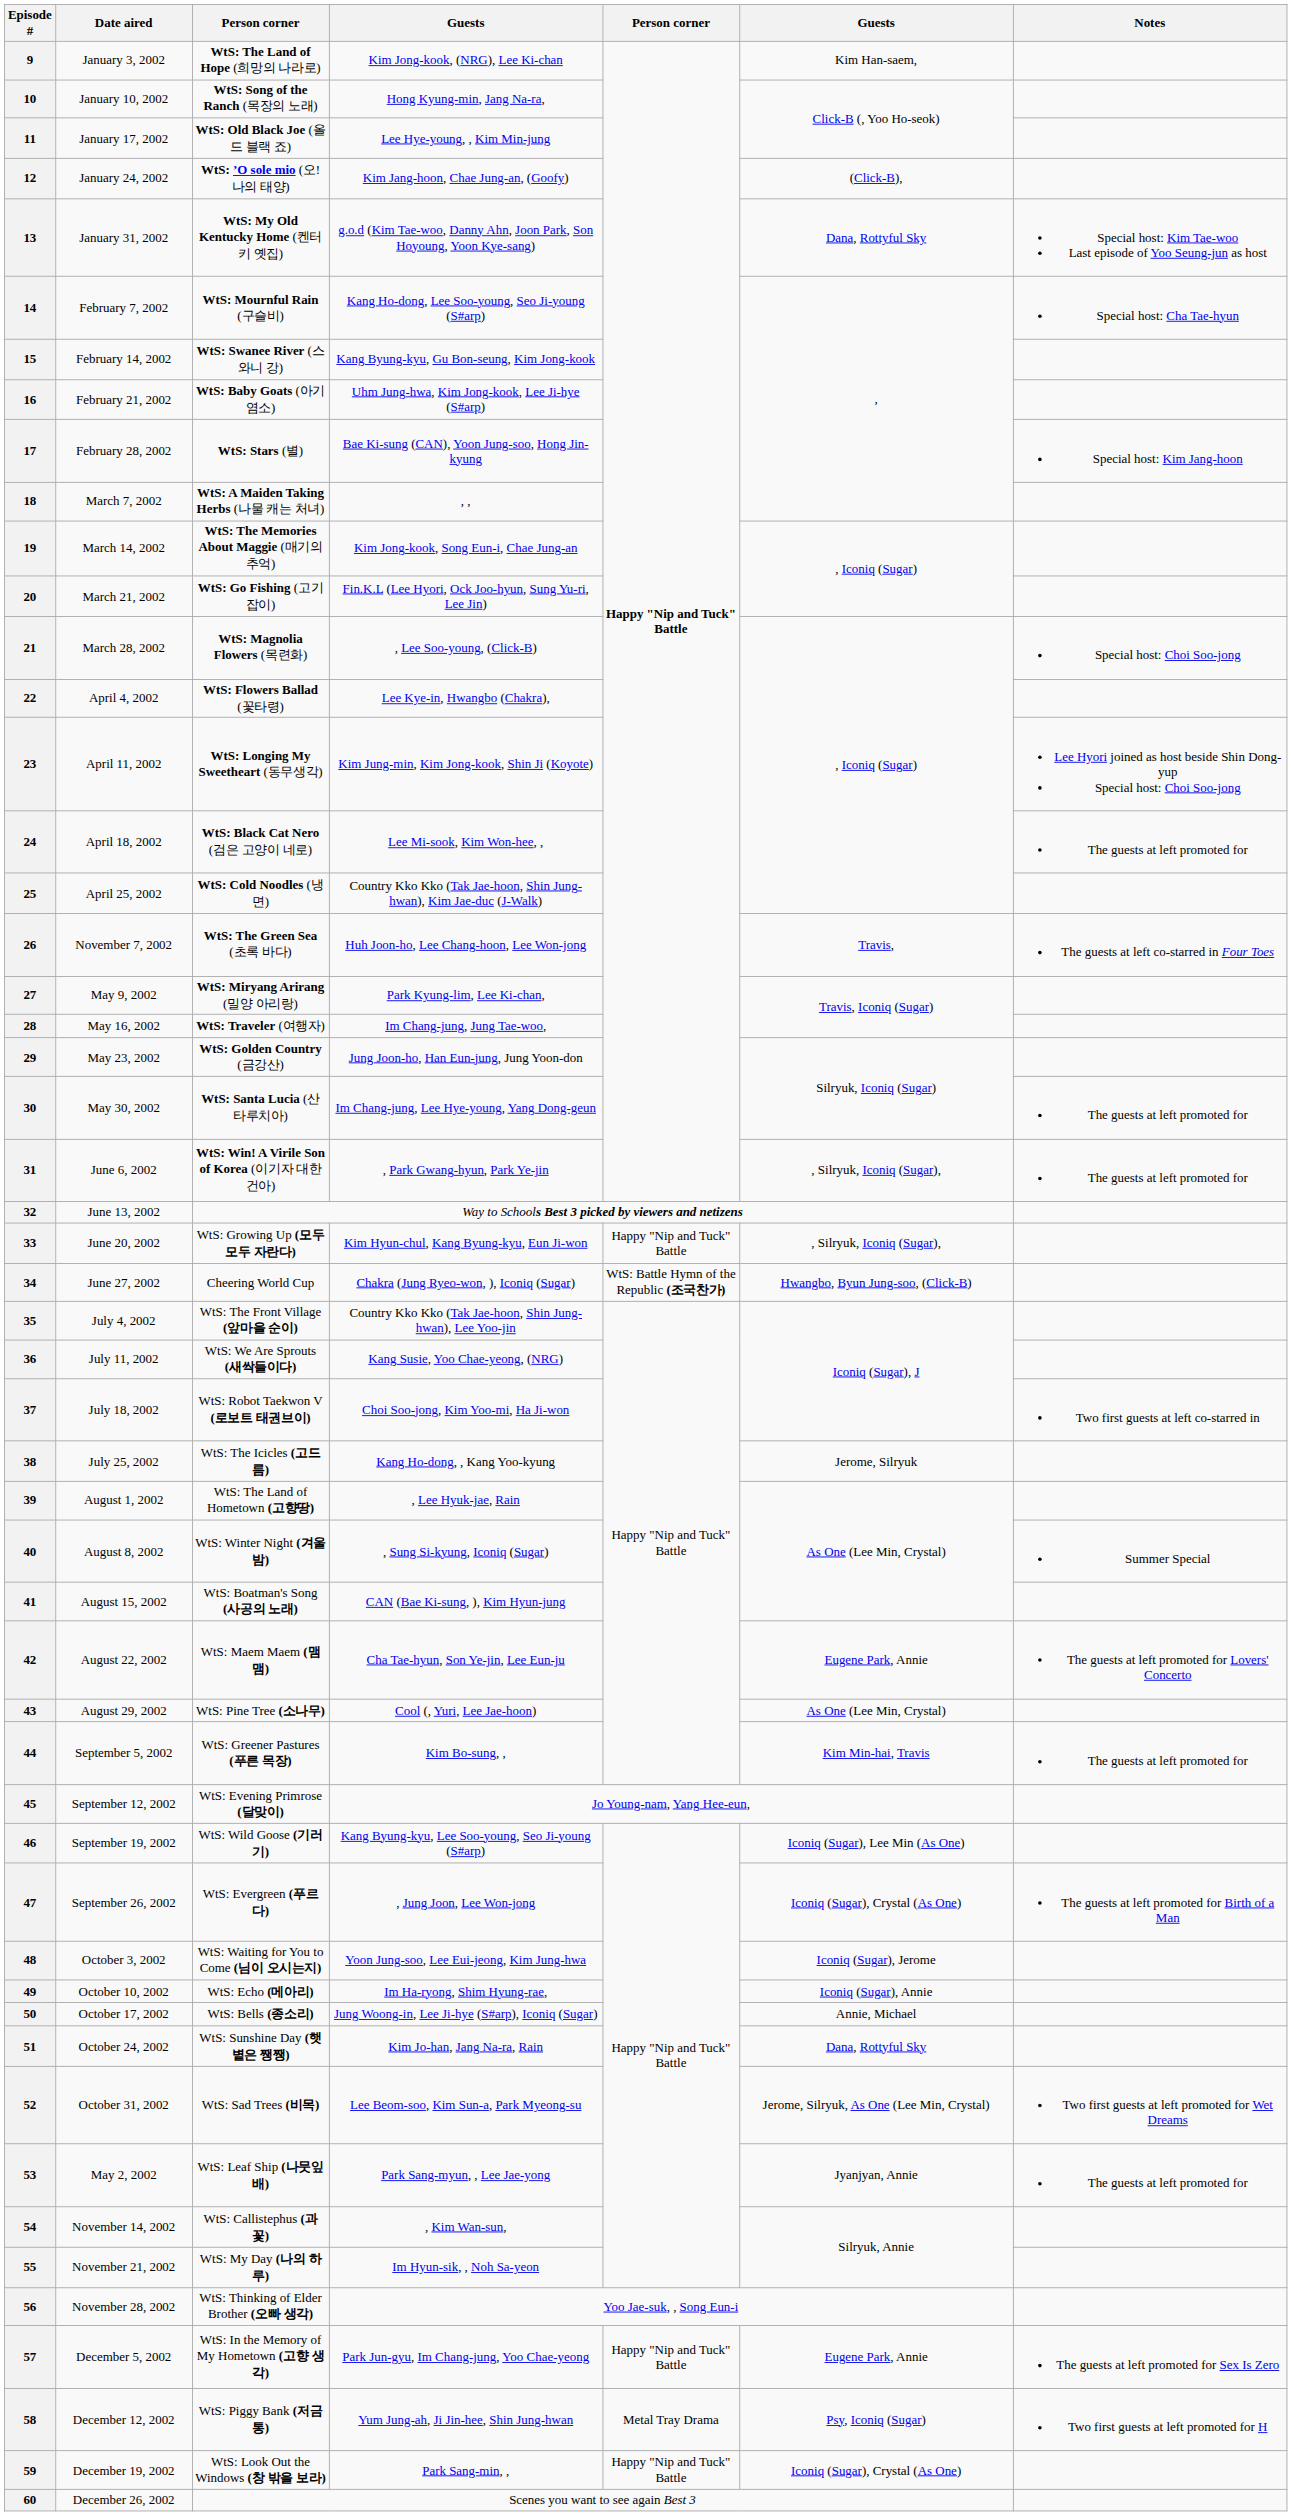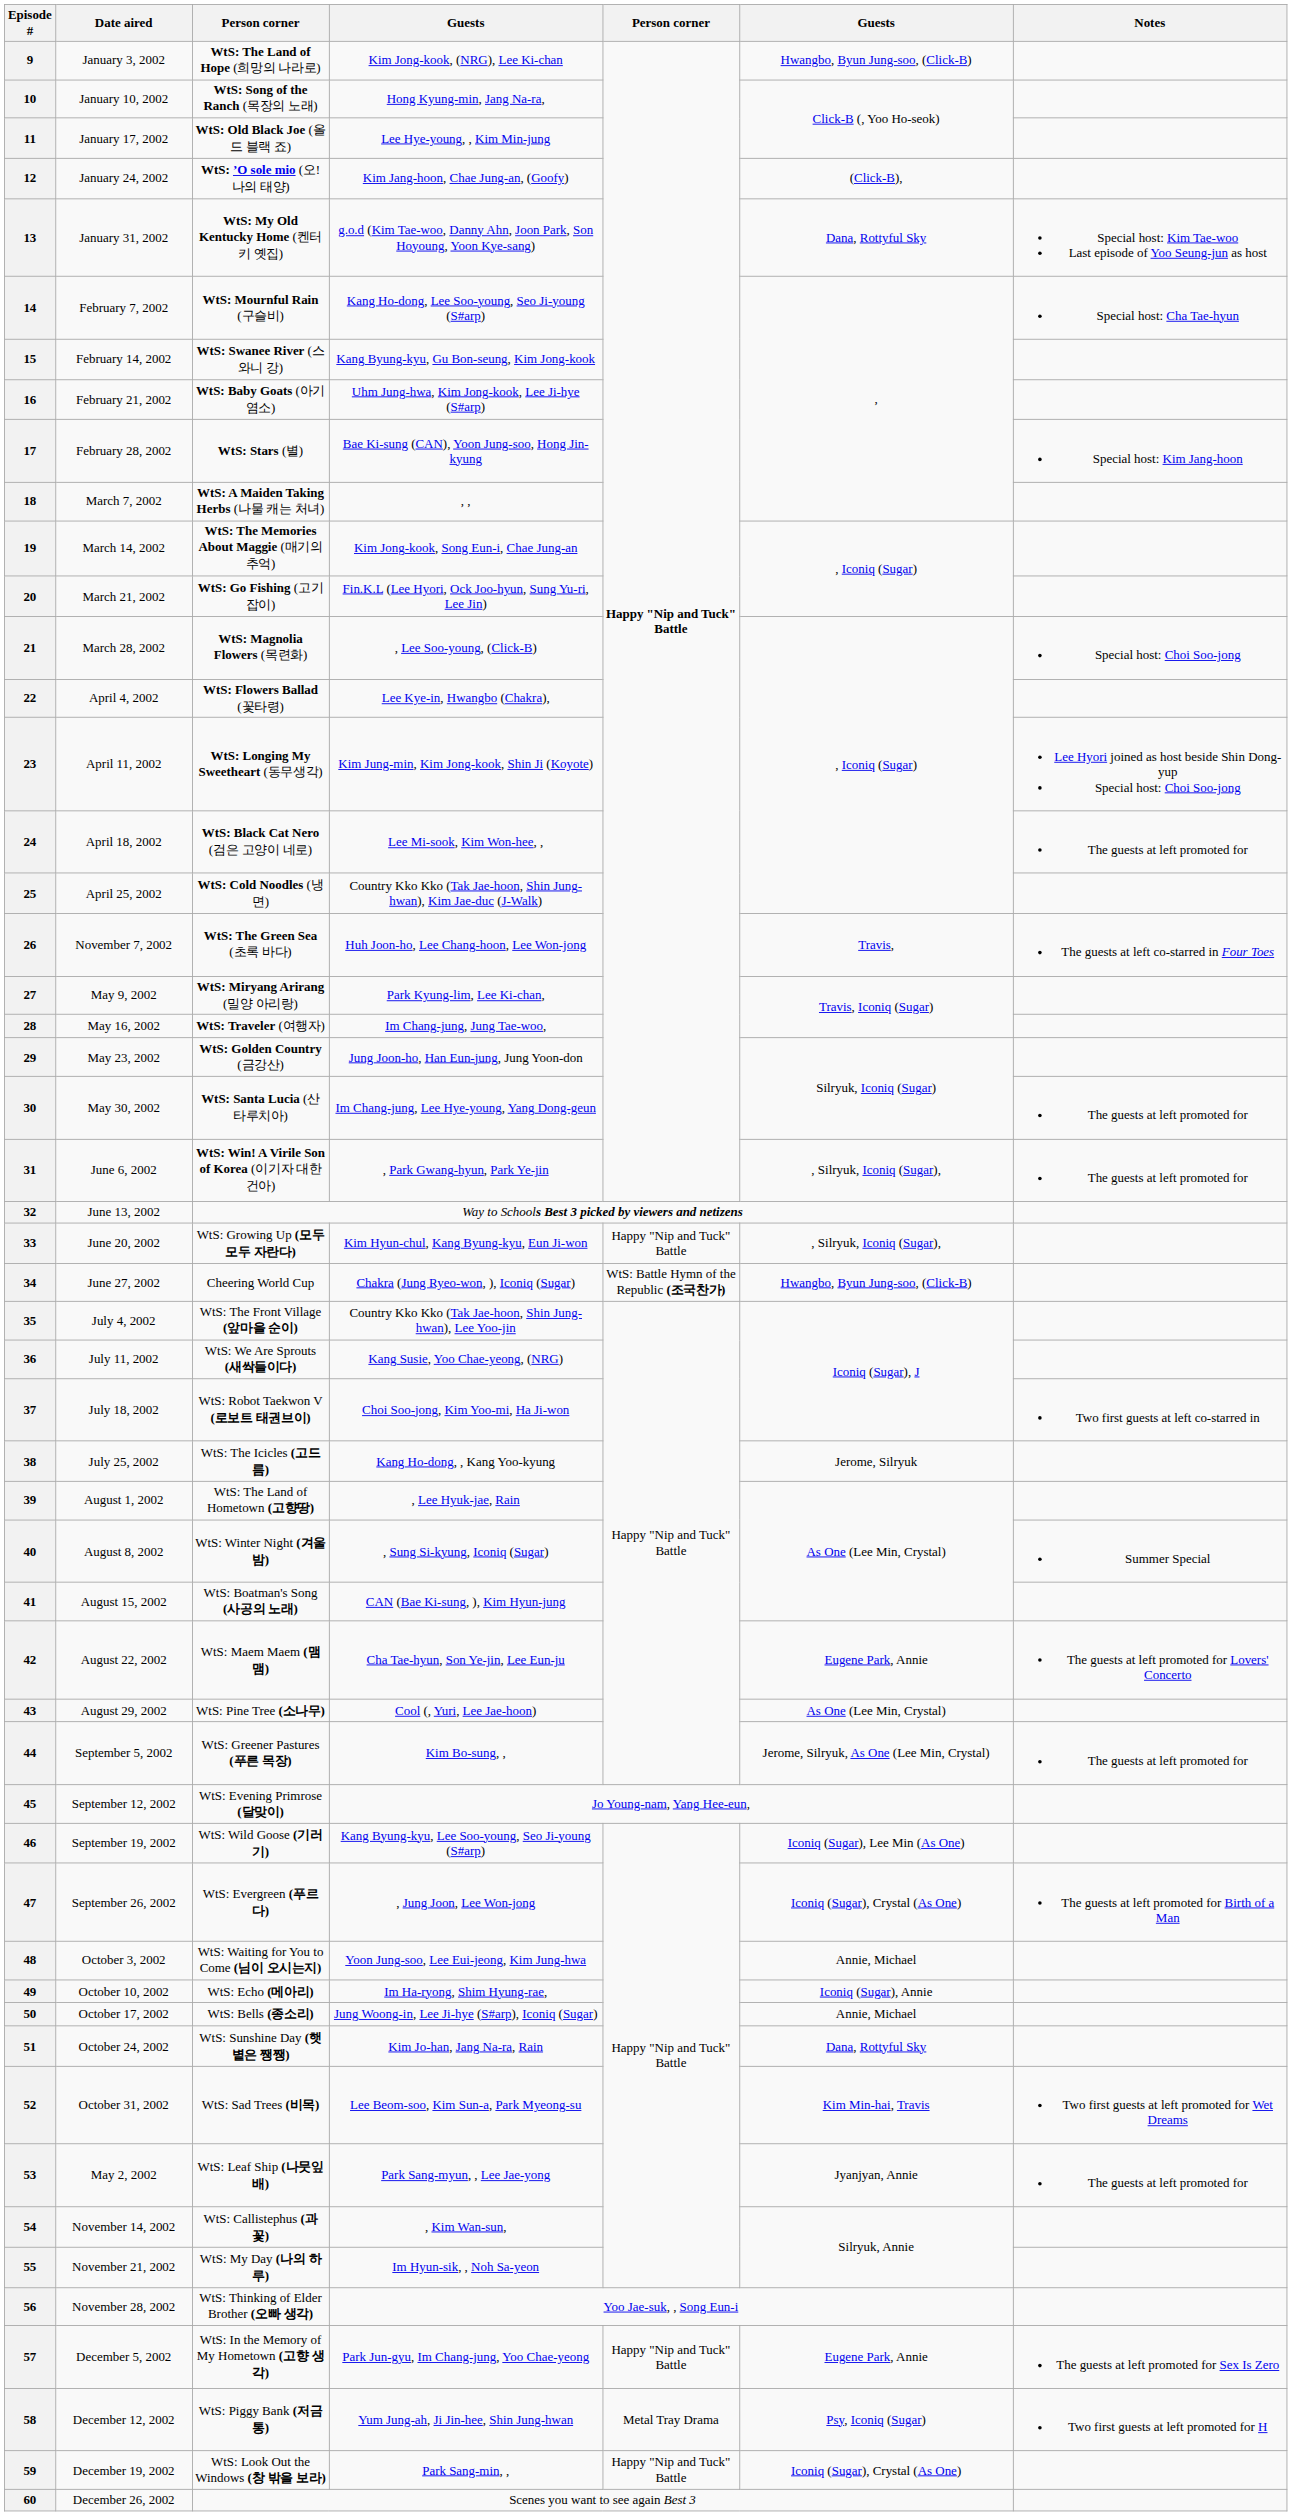(876, 60) Kim Han-saem, -> (876, 60) Hwangbo, Byun Jung-soo, (Click-B)
(876, 1753) Kim Min-hai, Travis -> (876, 1753) Jerome, Silryuk, As One (Lee Min, Crystal)
(876, 1960) Iconiq (Sugar), Jerome -> (876, 1960) Annie, Michael
(876, 2105) Jerome, Silryuk, As One (Lee Min, Crystal) -> (876, 2105) Kim Min-hai, Travis
